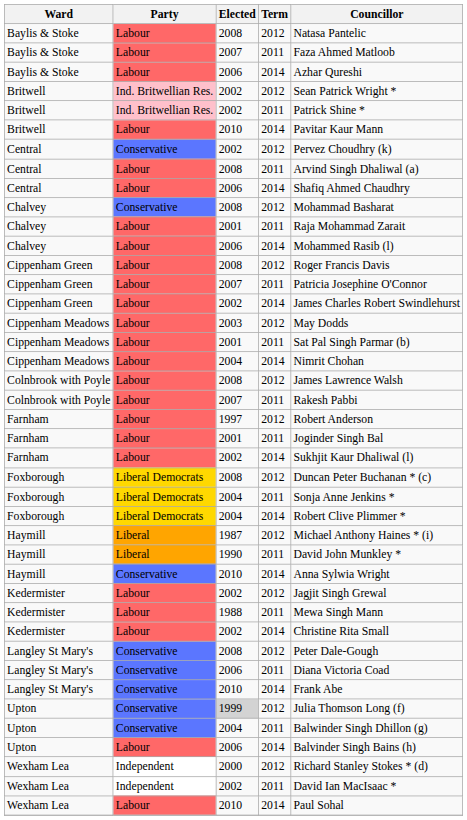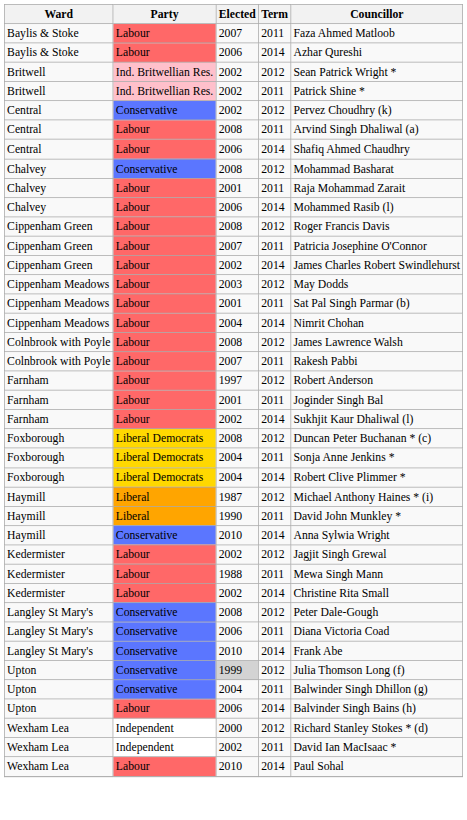- row: (43, 33)
- row: (26, 130)
